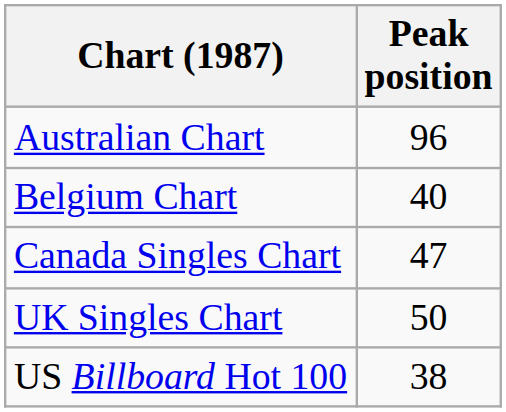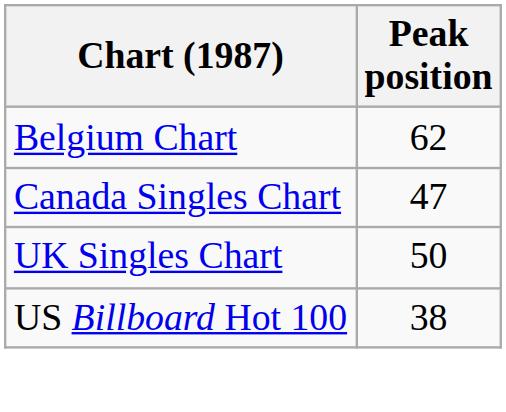- row: (139, 136)
(429, 196) 40 -> (429, 136) 62
